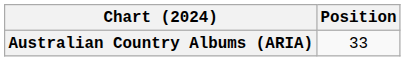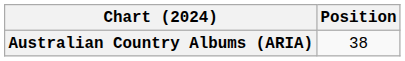(359, 43) 33 -> (359, 43) 38
